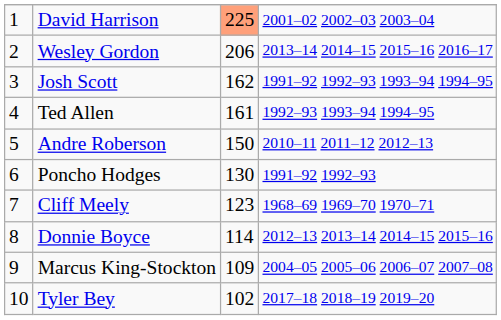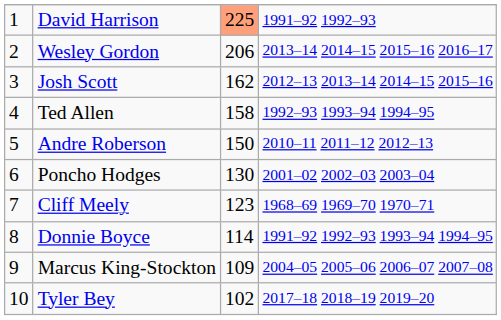(348, 19) 2001–02 2002–03 2003–04 -> (319, 19) 1991–92 1992–93
(378, 81) 1991–92 1992–93 1993–94 1994–95 -> (378, 81) 2012–13 2013–14 2014–15 2015–16
(240, 112) 161 -> (240, 112) 158
(319, 174) 1991–92 1992–93 -> (348, 174) 2001–02 2002–03 2003–04
(378, 236) 2012–13 2013–14 2014–15 2015–16 -> (378, 236) 1991–92 1992–93 1993–94 1994–95
